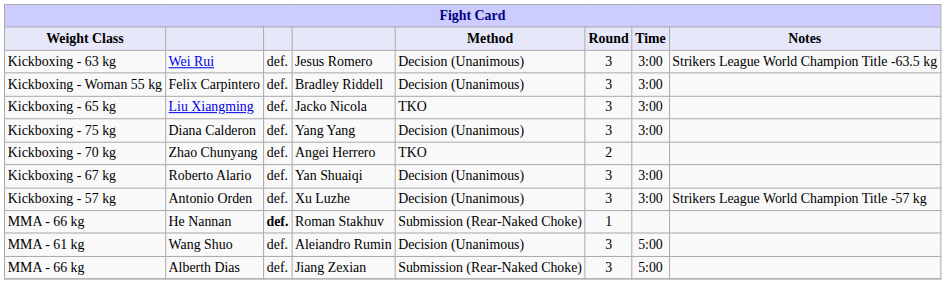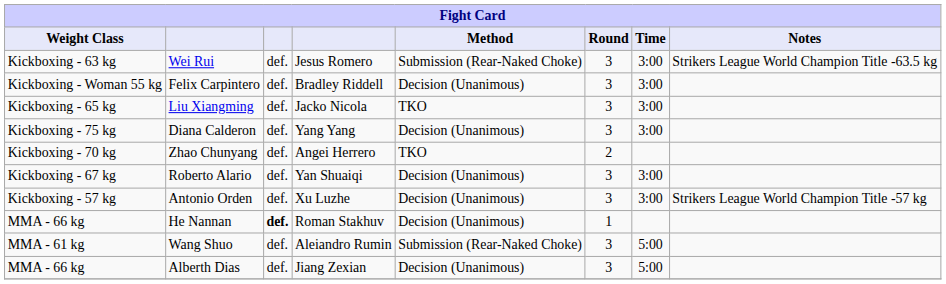(461, 61) Decision (Unanimous) -> (490, 61) Submission (Rear-Naked Choke)
(490, 221) Submission (Rear-Naked Choke) -> (461, 221) Decision (Unanimous)
(461, 244) Decision (Unanimous) -> (490, 244) Submission (Rear-Naked Choke)
(490, 267) Submission (Rear-Naked Choke) -> (461, 267) Decision (Unanimous)
